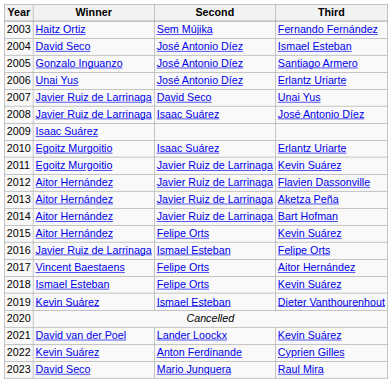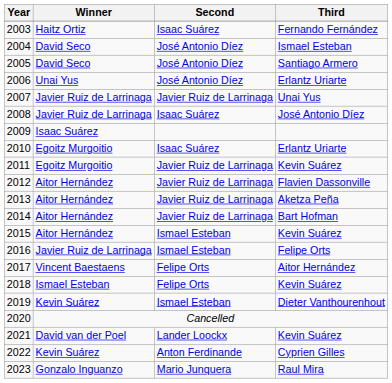(185, 30) Sem Mújika -> (188, 30) Isaac Suárez
(79, 64) Gonzalo Inguanzo -> (63, 64) David Seco
(184, 98) David Seco -> (215, 98) Javier Ruiz de Larrinaga
(183, 234) Felipe Orts -> (194, 234) Ismael Esteban
(63, 370) David Seco -> (79, 370) Gonzalo Inguanzo
